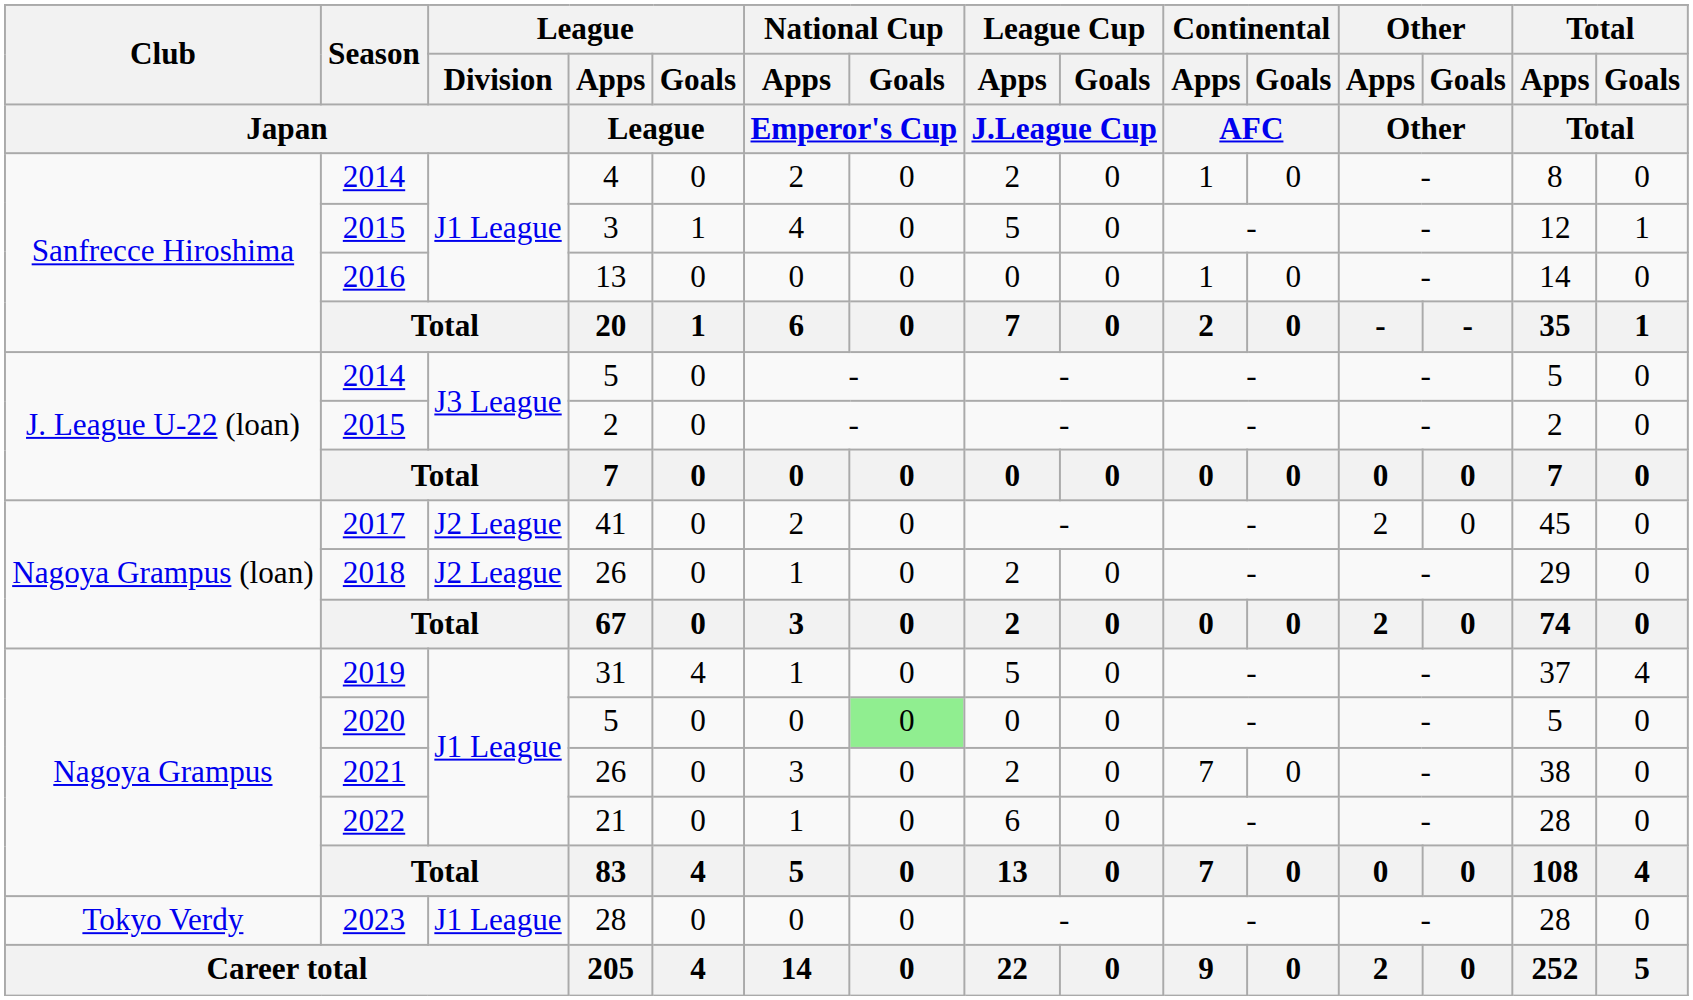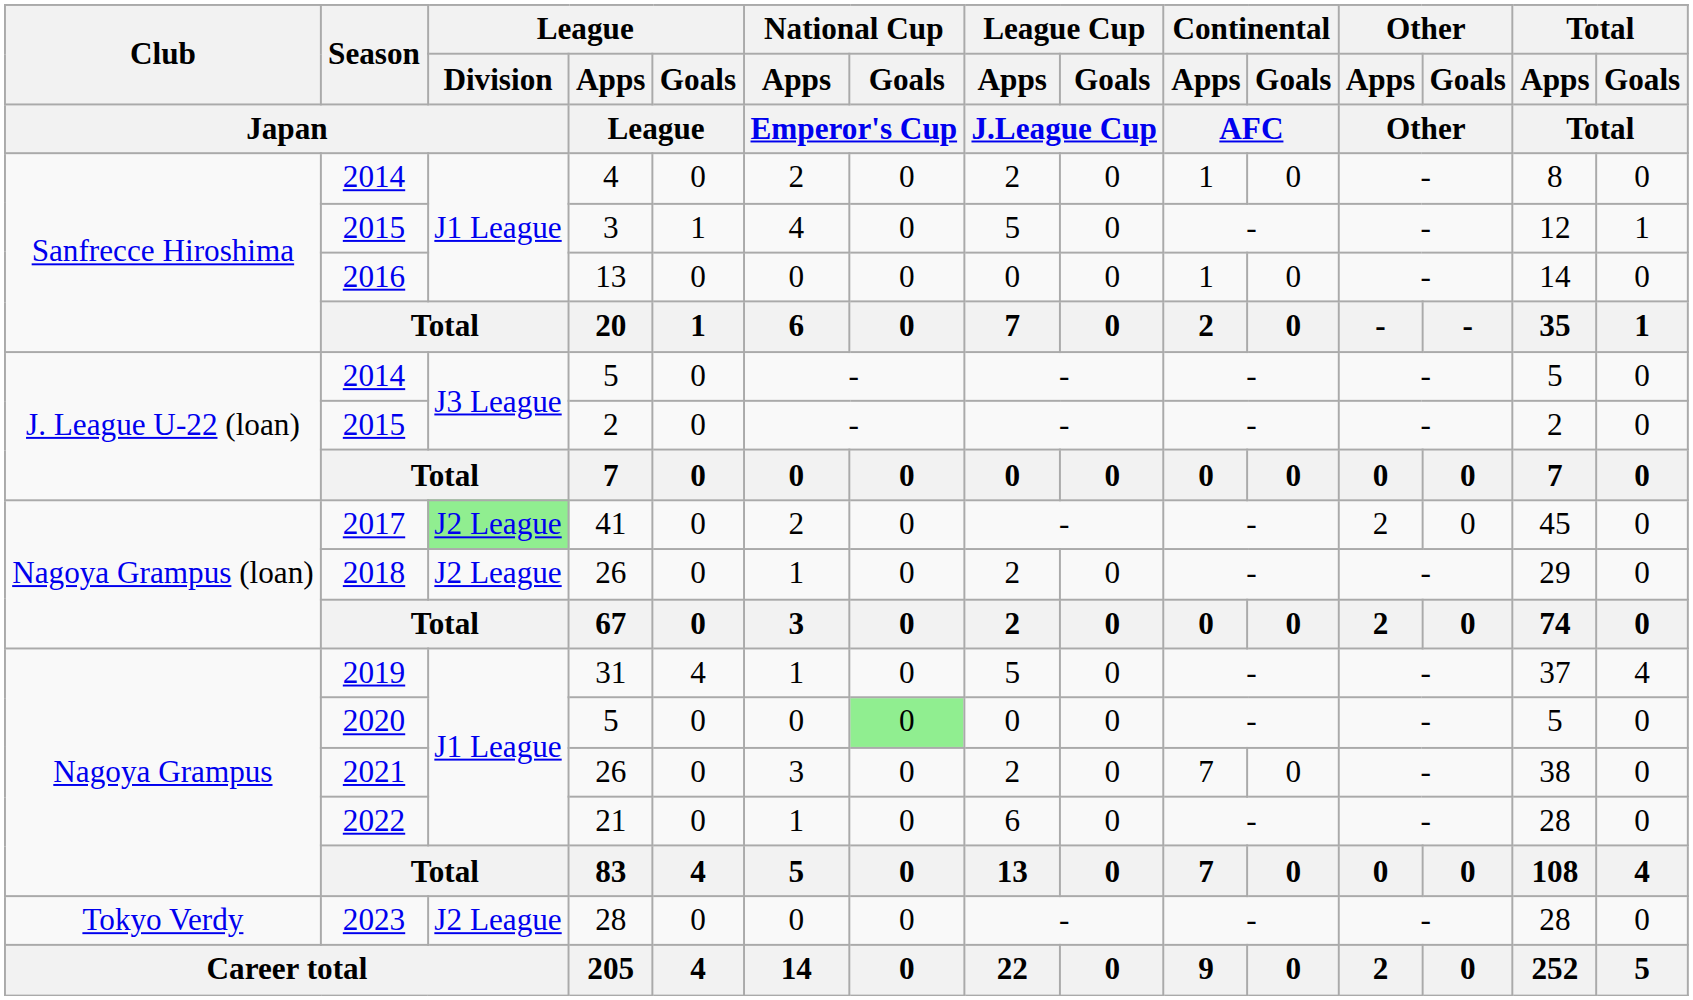(498, 524) no background -> (498, 524) lightgreen background
(498, 919) J1 League -> (498, 919) J2 League
